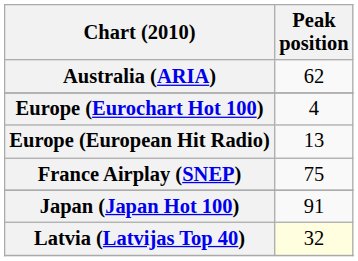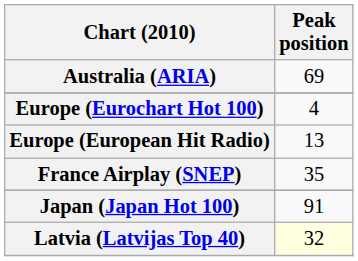(314, 76) 62 -> (314, 76) 69
(314, 173) 75 -> (314, 173) 35
